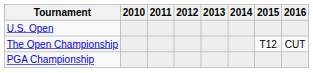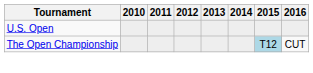(268, 44) no background -> (268, 44) lightblue background
- row: (50, 60)
